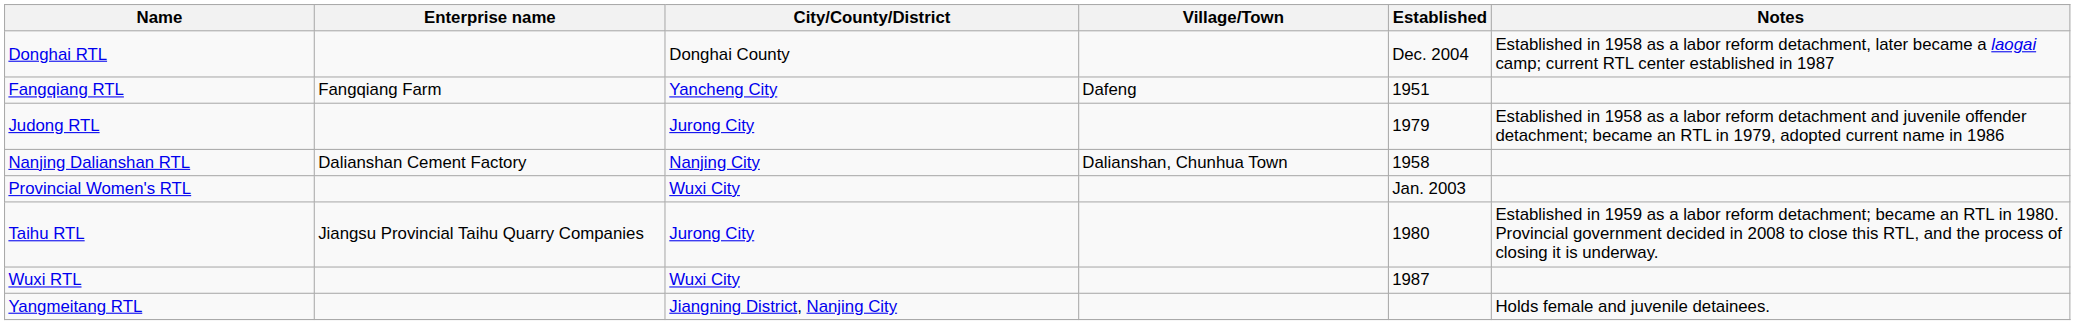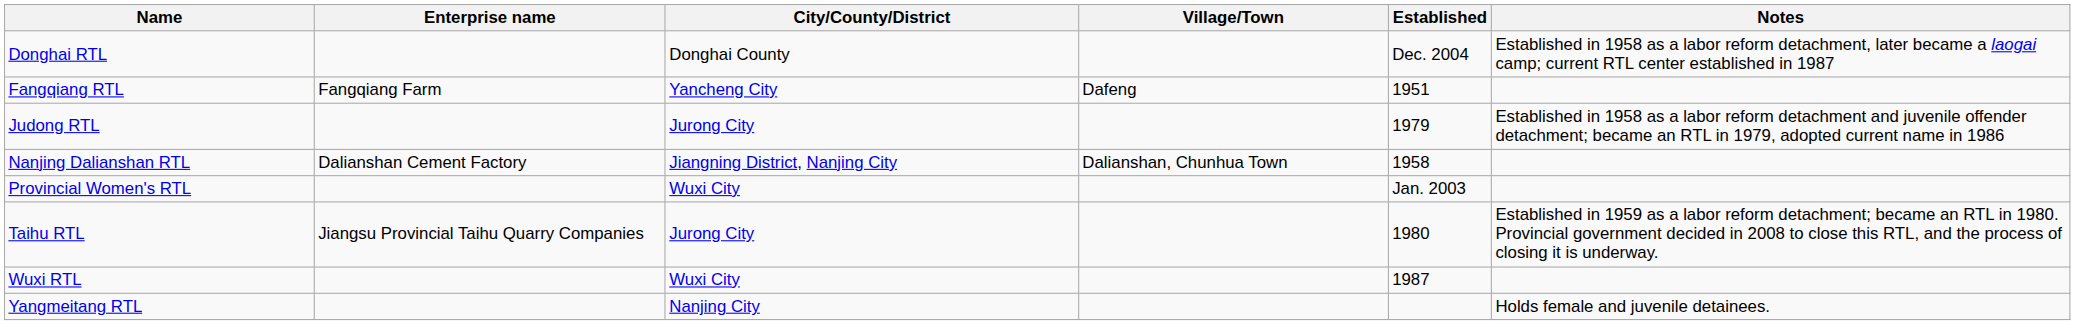(715, 162) Nanjing City -> (783, 162) Jiangning District, Nanjing City
(783, 306) Jiangning District, Nanjing City -> (715, 306) Nanjing City
